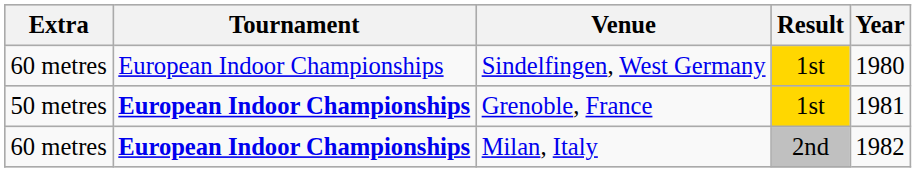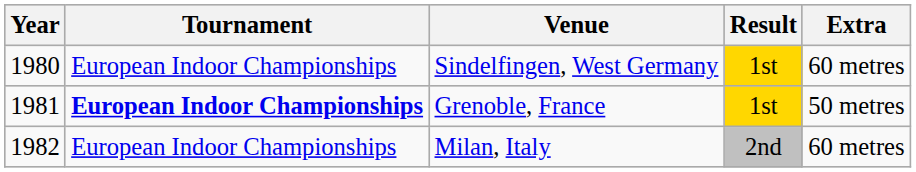columns swapped: (880, 24) <-> (59, 24)
(294, 146) bold -> (234, 146) normal
